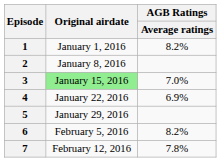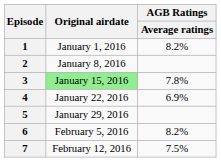(177, 81) 7.0% -> (177, 81) 7.8%
(177, 149) 7.8% -> (177, 149) 7.5%
